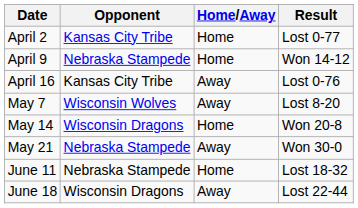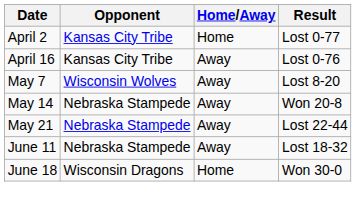- row: (27, 59)
(124, 125) Wisconsin Dragons -> (127, 103) Nebraska Stampede
(215, 125) Home -> (214, 103) Away
(312, 147) Won 30-0 -> (315, 125) Lost 22-44
(215, 170) Home -> (214, 147) Away
(214, 192) Away -> (215, 170) Home
(315, 192) Lost 22-44 -> (312, 170) Won 30-0
